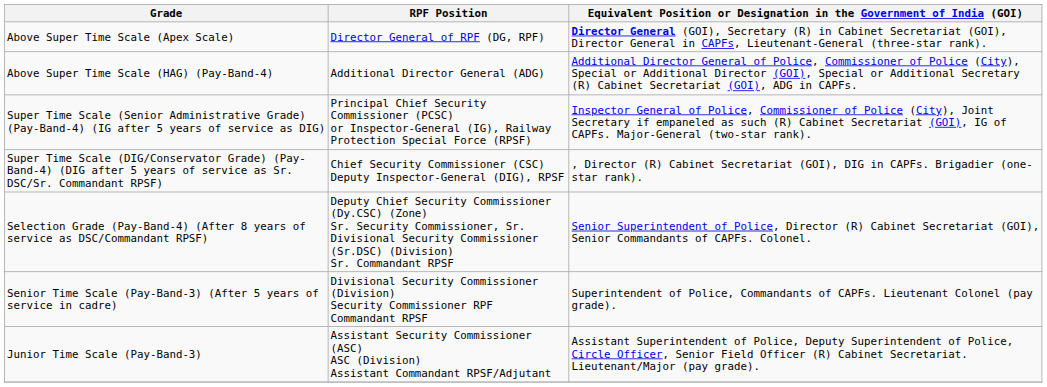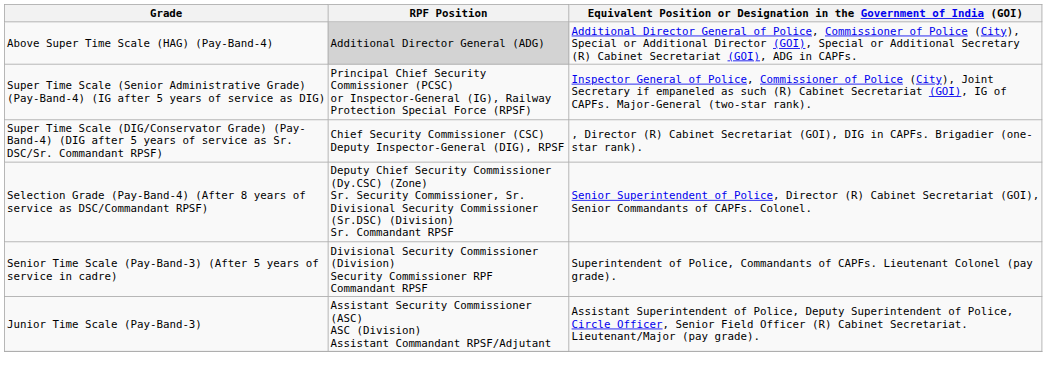- row: (121, 37)
(438, 73) no background -> (438, 43) lightgrey background
